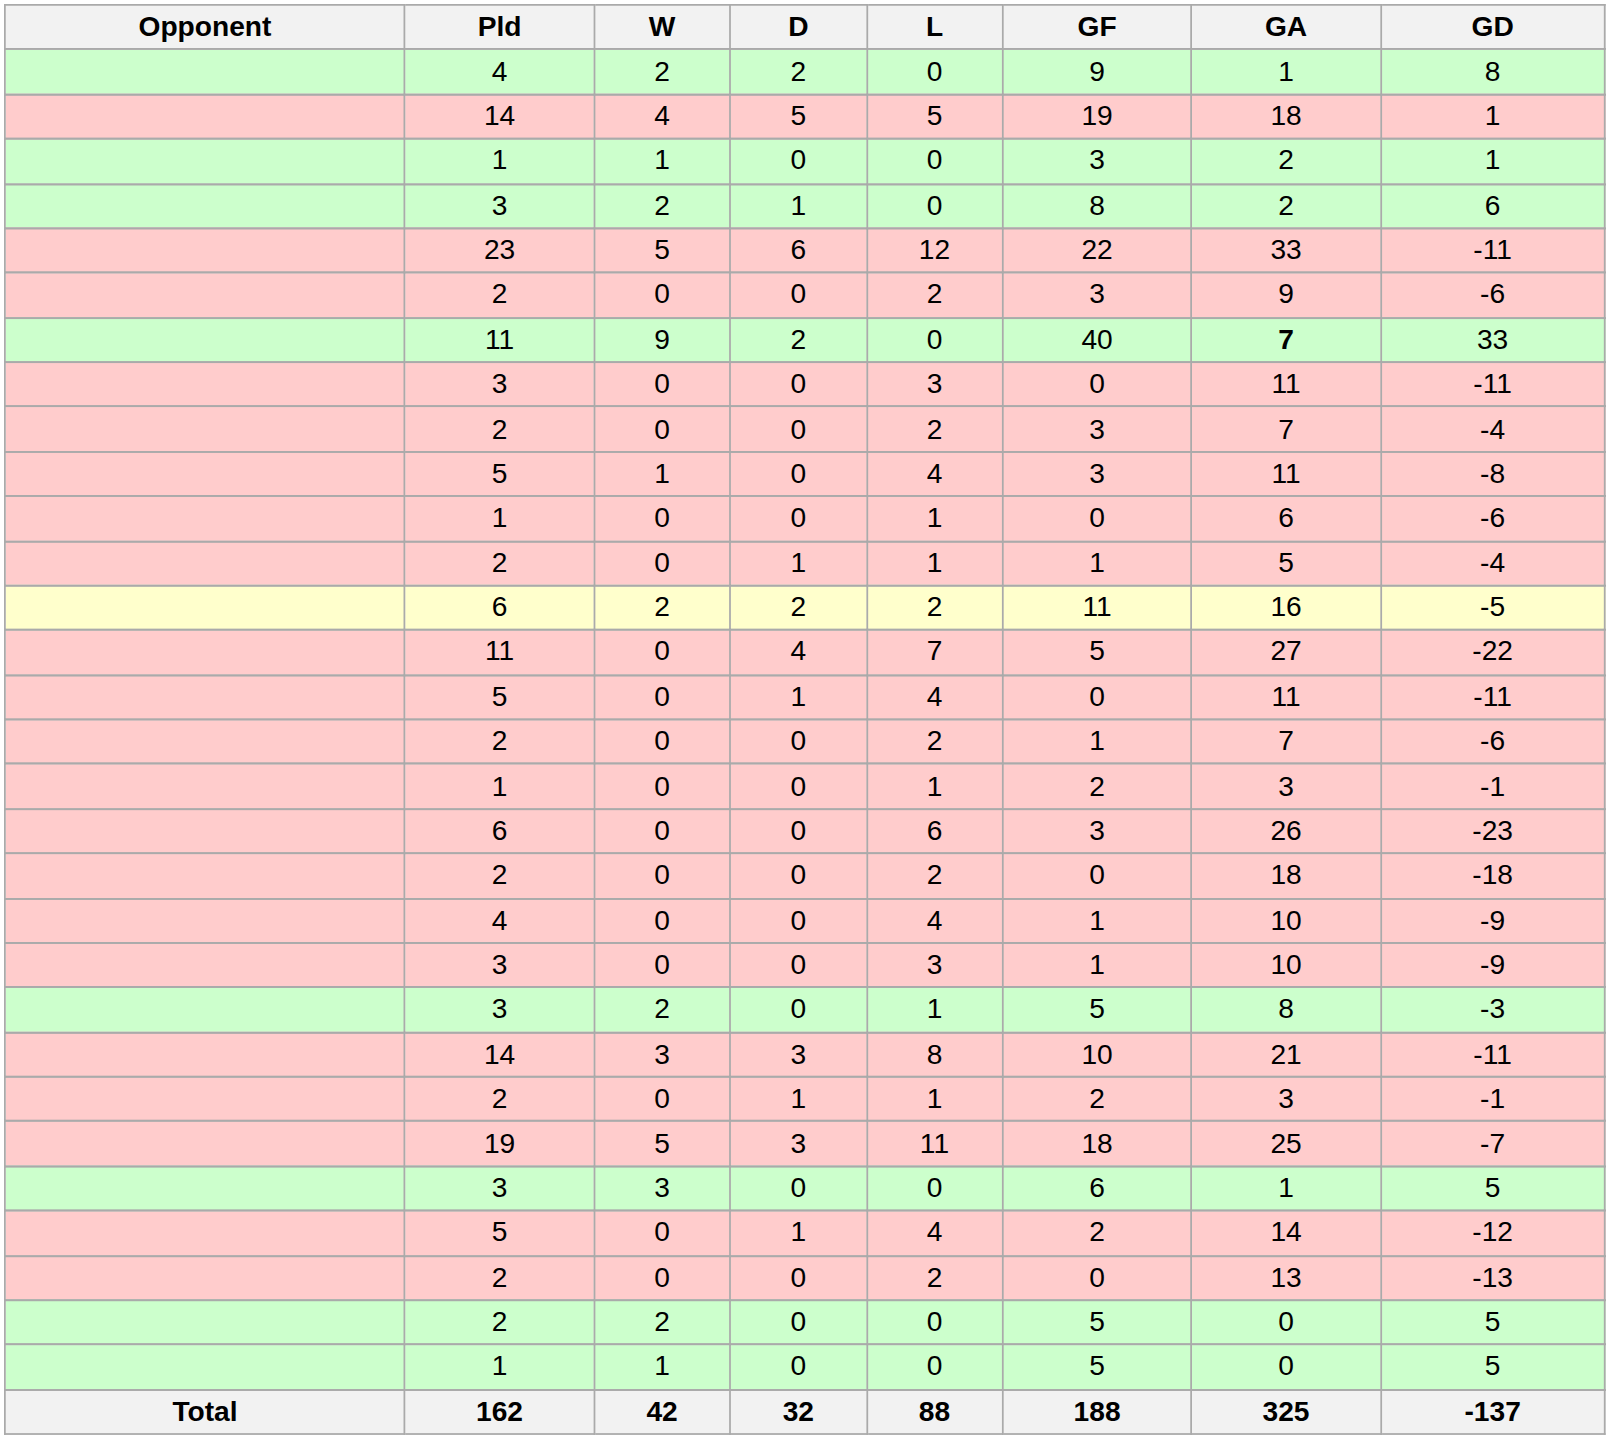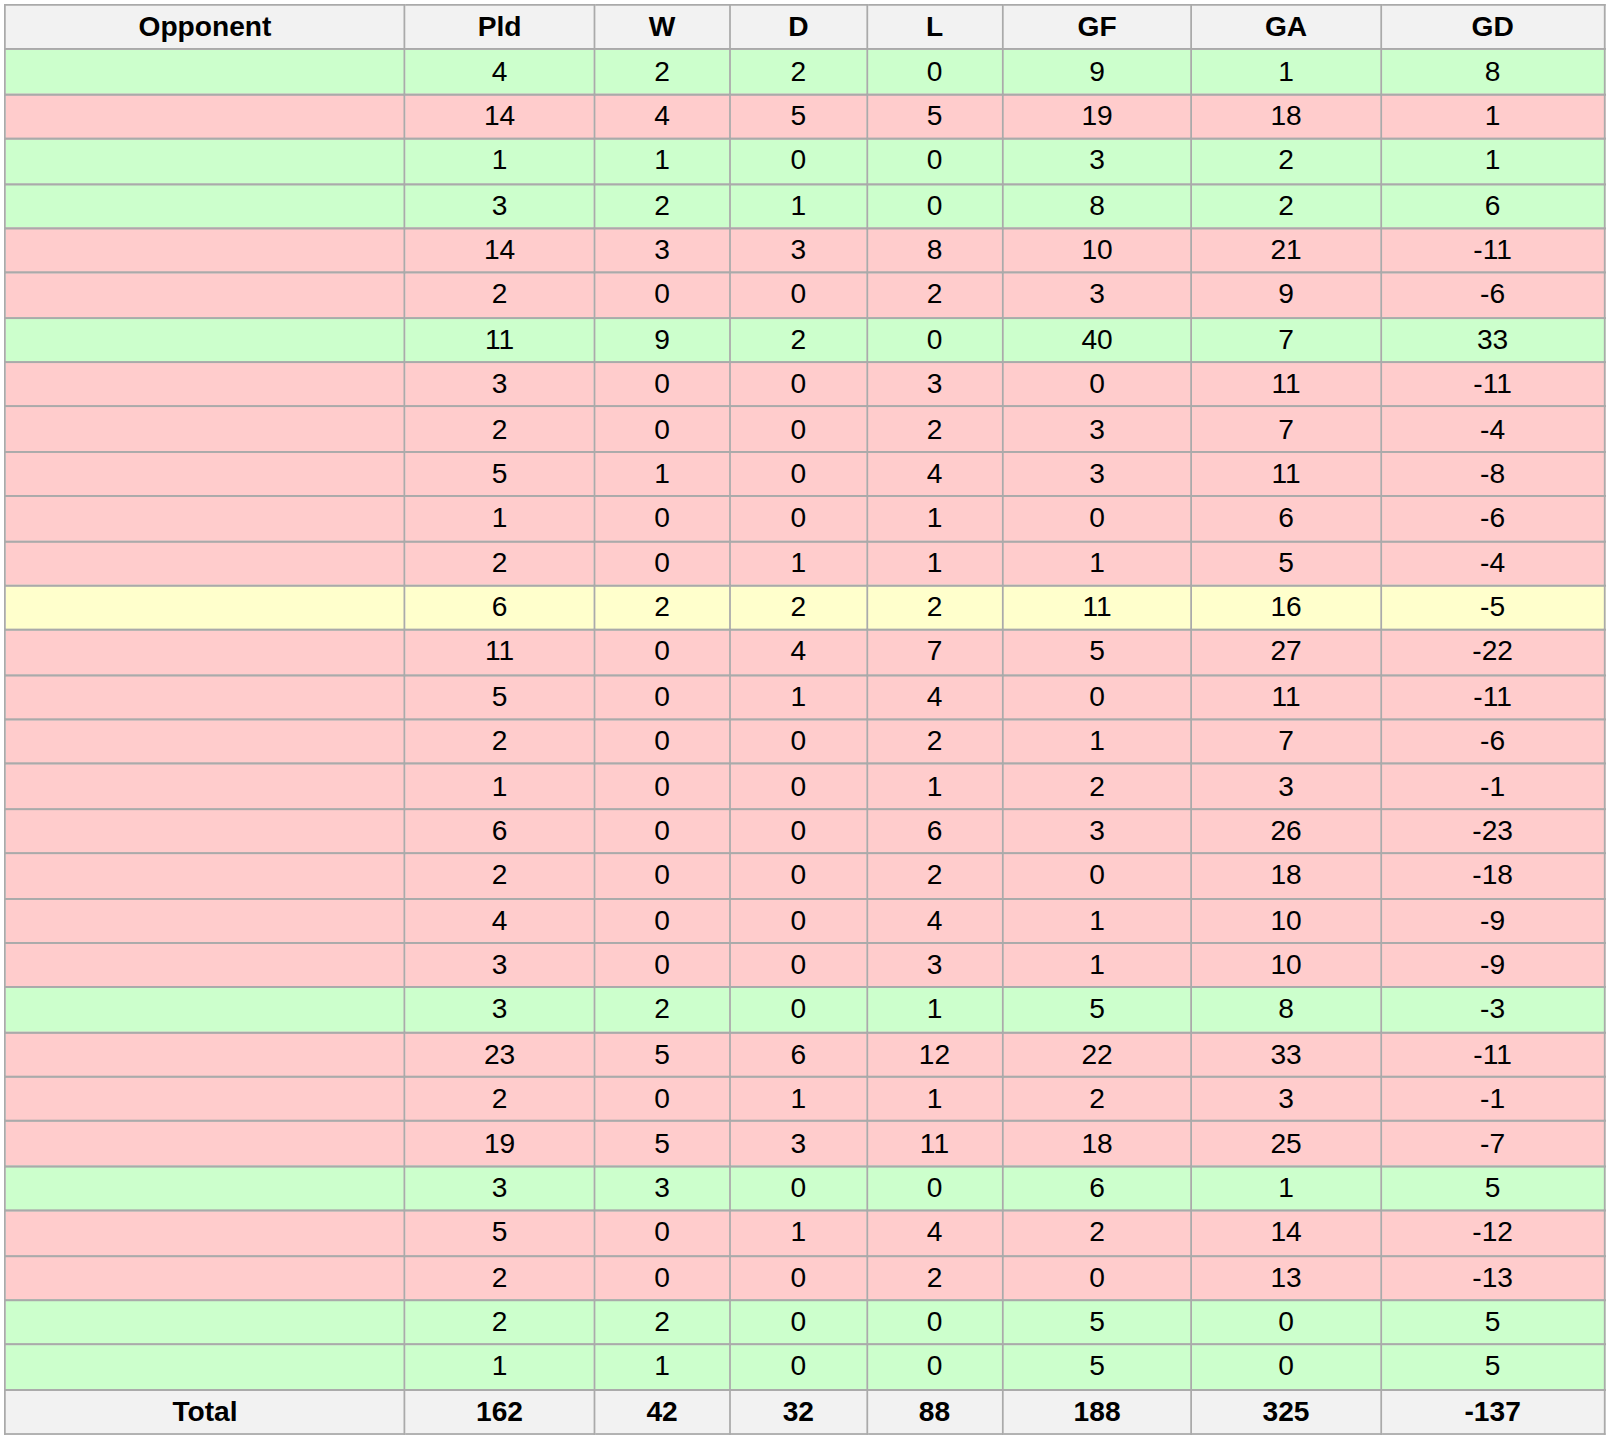rows swapped: (500, 1054) <-> (500, 250)
(1286, 339) bold -> (1286, 339) normal
